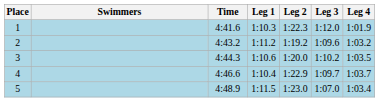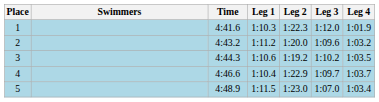(295, 43) 1:19.2 -> (295, 43) 1:20.0
(295, 58) 1:20.0 -> (295, 58) 1:19.2
